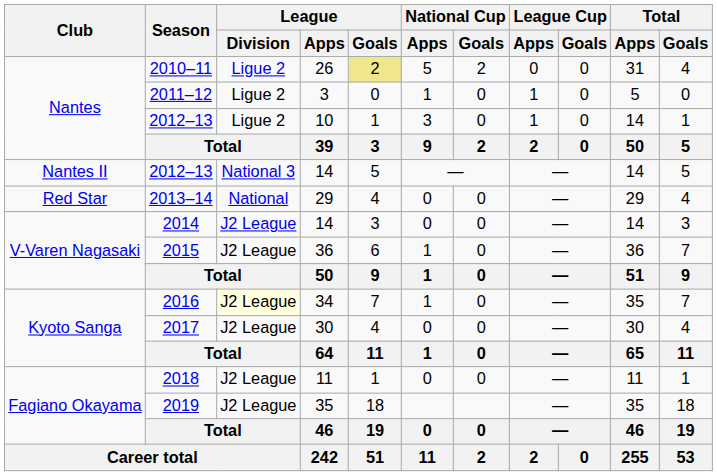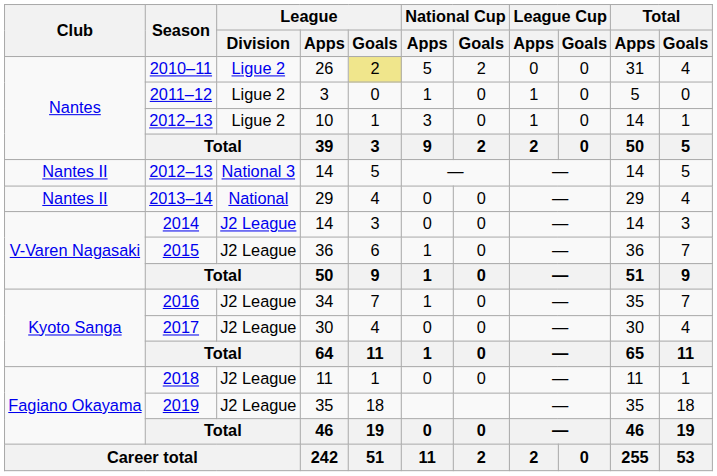(75, 198) Red Star -> (75, 198) Nantes II
(258, 302) lightyellow background -> (258, 302) no background
